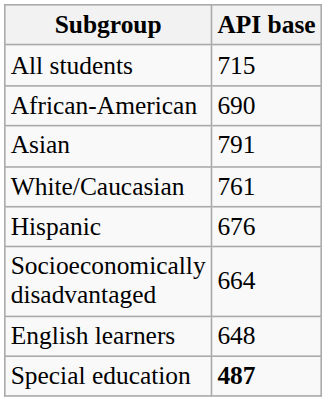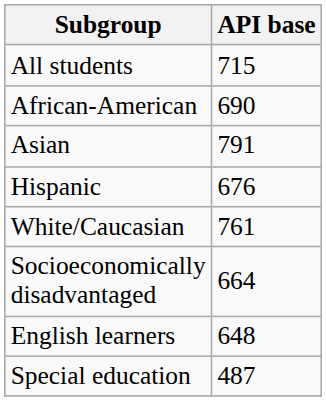rows swapped: (56, 226) <-> (98, 186)
(236, 376) bold -> (236, 376) normal
